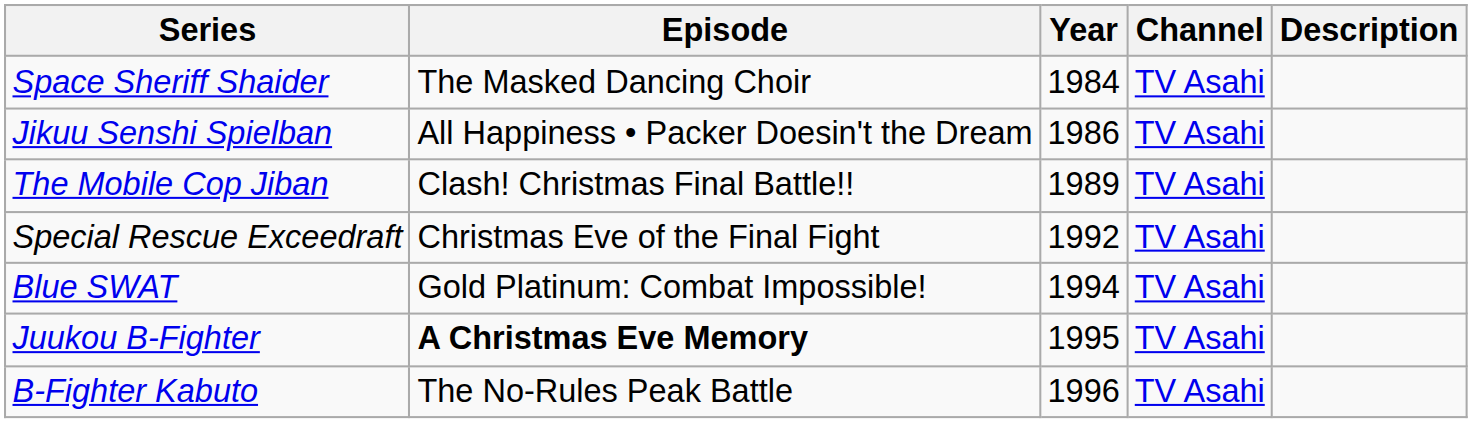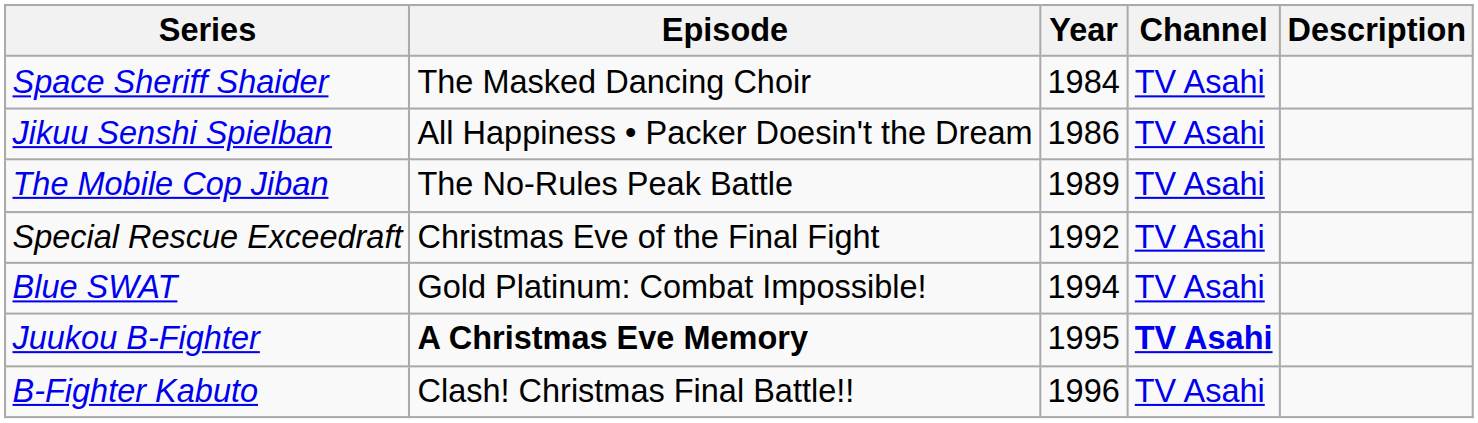(636, 184) Clash! Christmas Final Battle!! -> (605, 184) The No-Rules Peak Battle
(1200, 339) normal -> (1204, 339) bold
(605, 390) The No-Rules Peak Battle -> (636, 390) Clash! Christmas Final Battle!!
